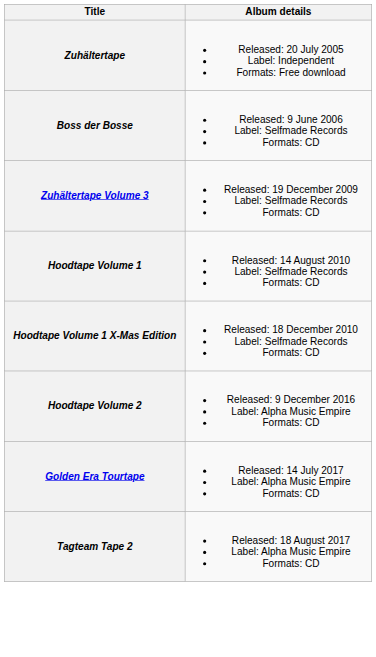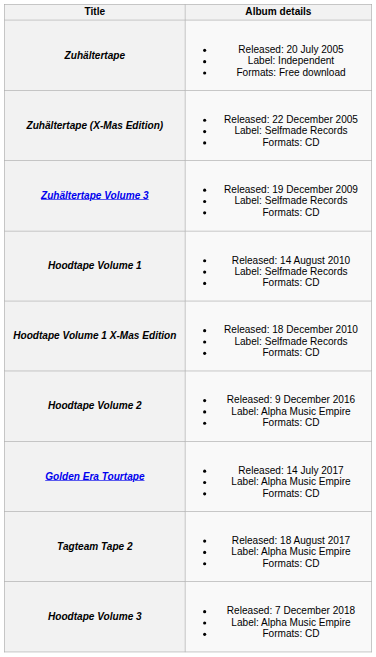+ row: (95, 125)
- row: (95, 125)
+ row: (95, 616)
